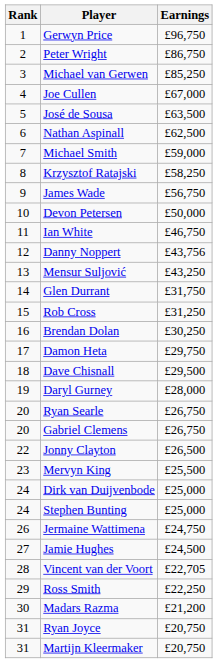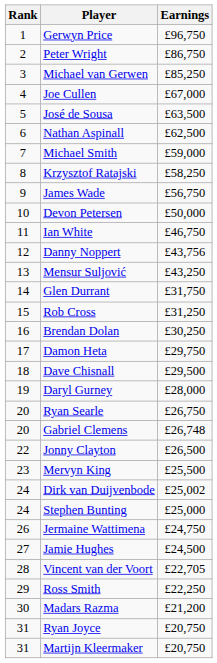(185, 430) £26,750 -> (185, 430) £26,748
(185, 489) £25,000 -> (185, 489) £25,002
